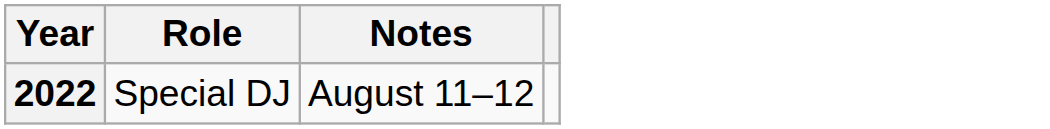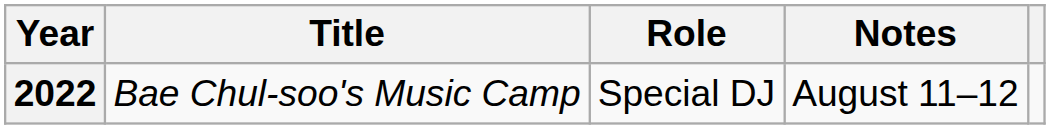+ column: (347, 33)
